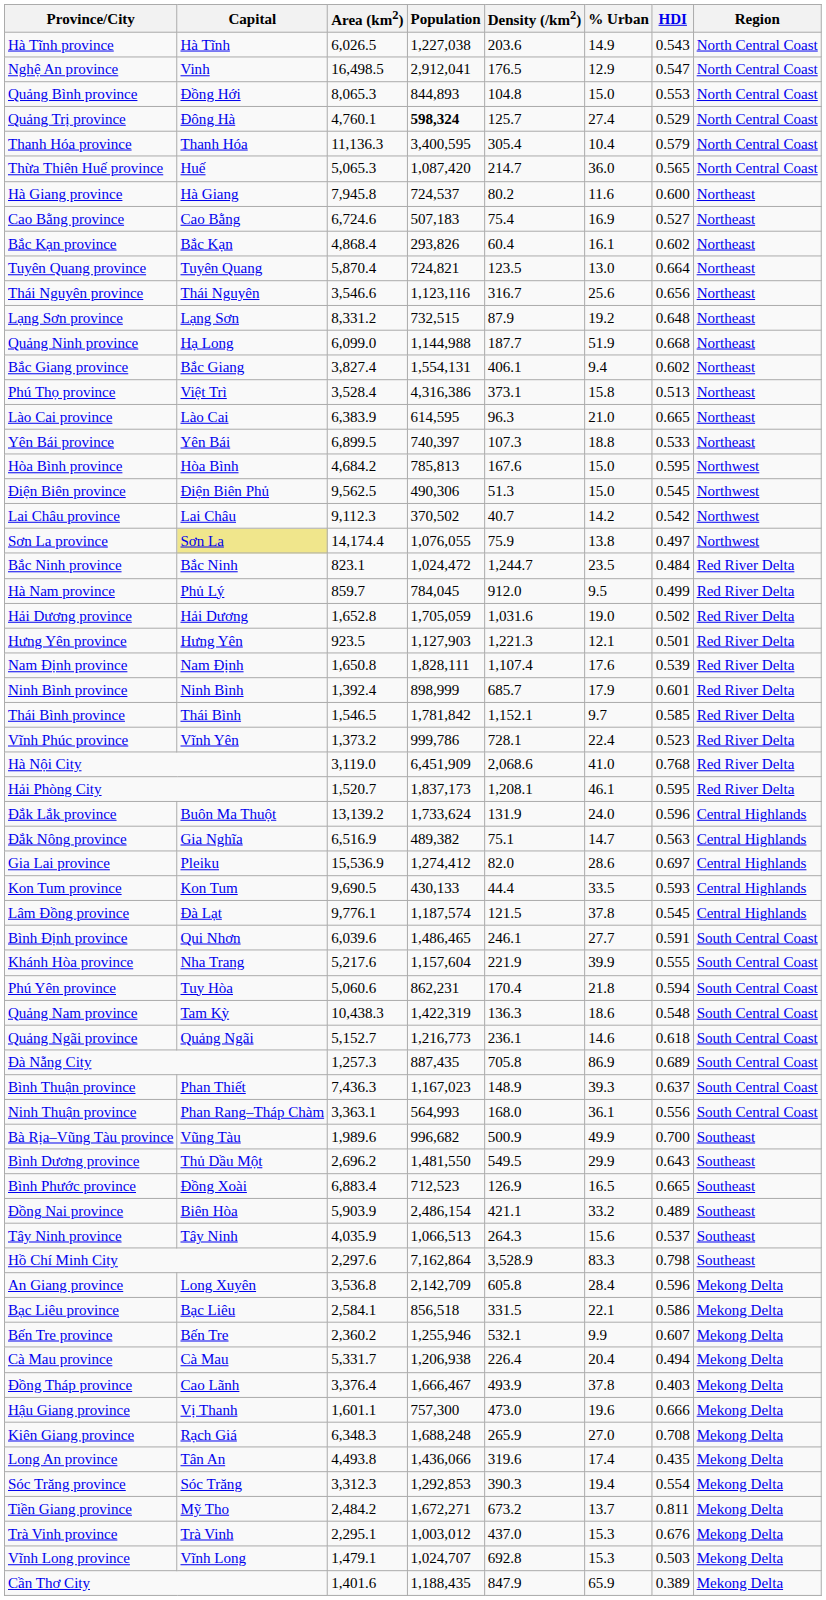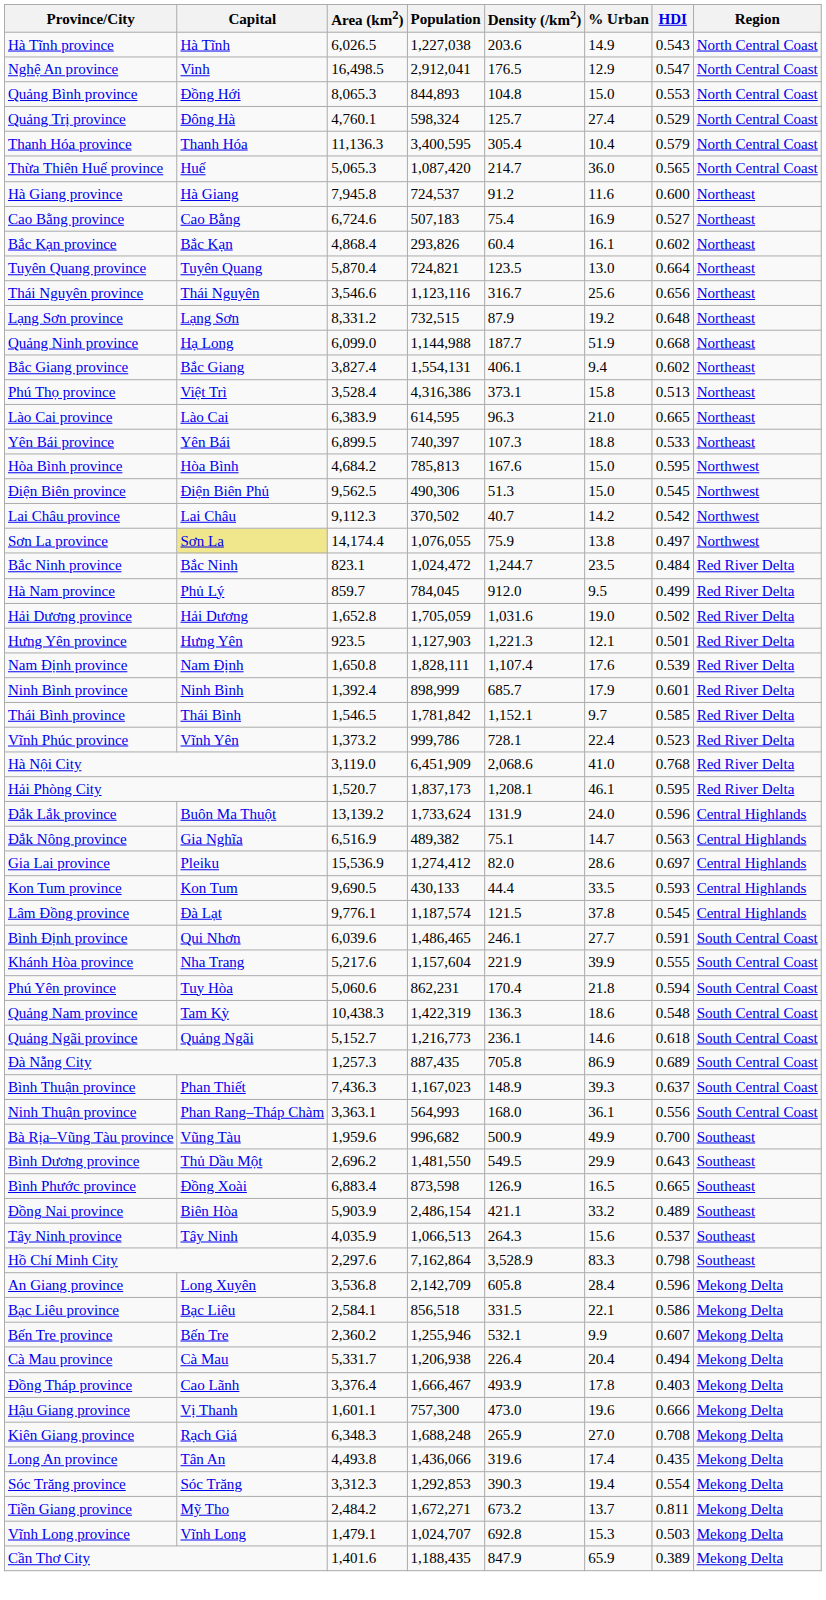(435, 119) bold -> (435, 119) normal
(501, 193) 80.2 -> (501, 193) 91.2
(354, 1136) 1,989.6 -> (354, 1136) 1,959.6
(435, 1186) 712,523 -> (435, 1186) 873,598
(601, 1384) 37.8 -> (601, 1384) 17.8
- row: (63, 1533)
